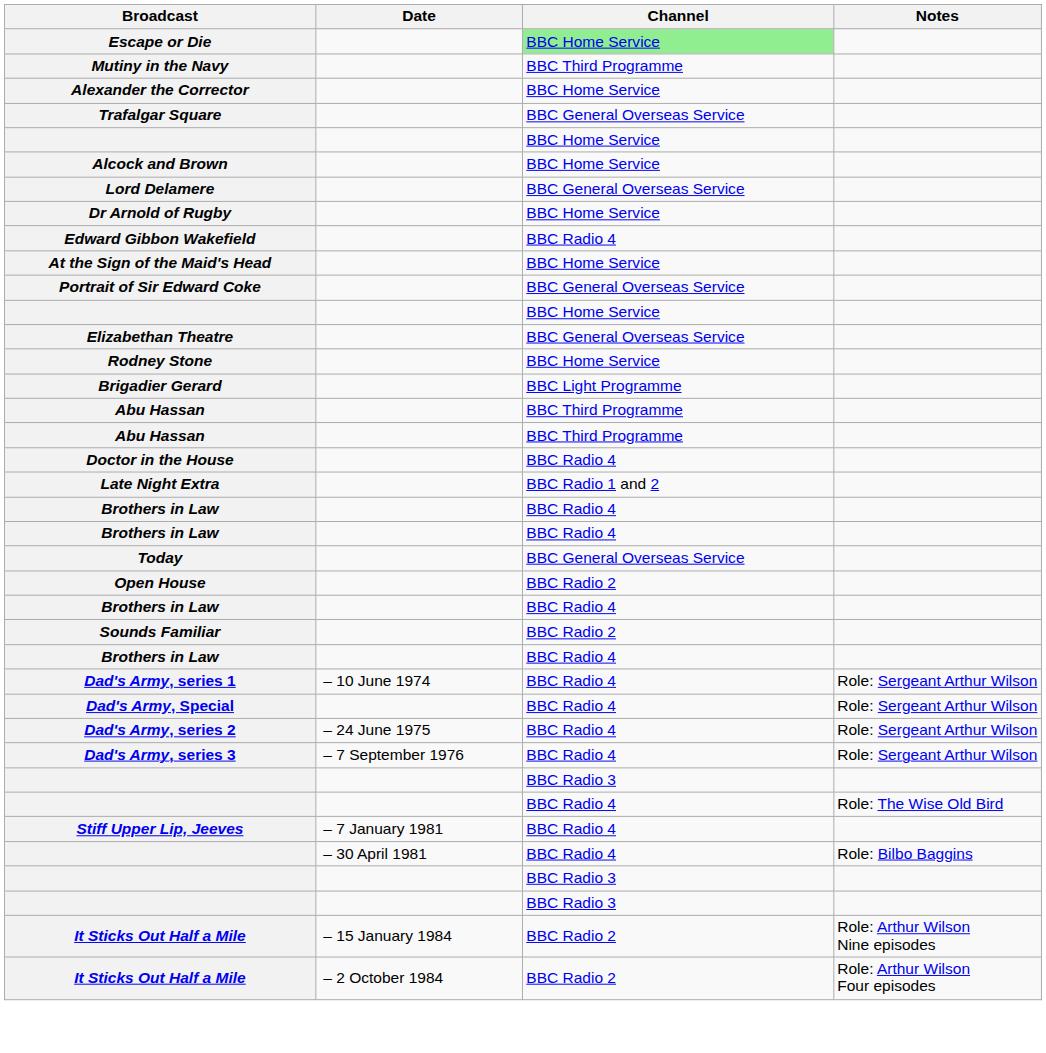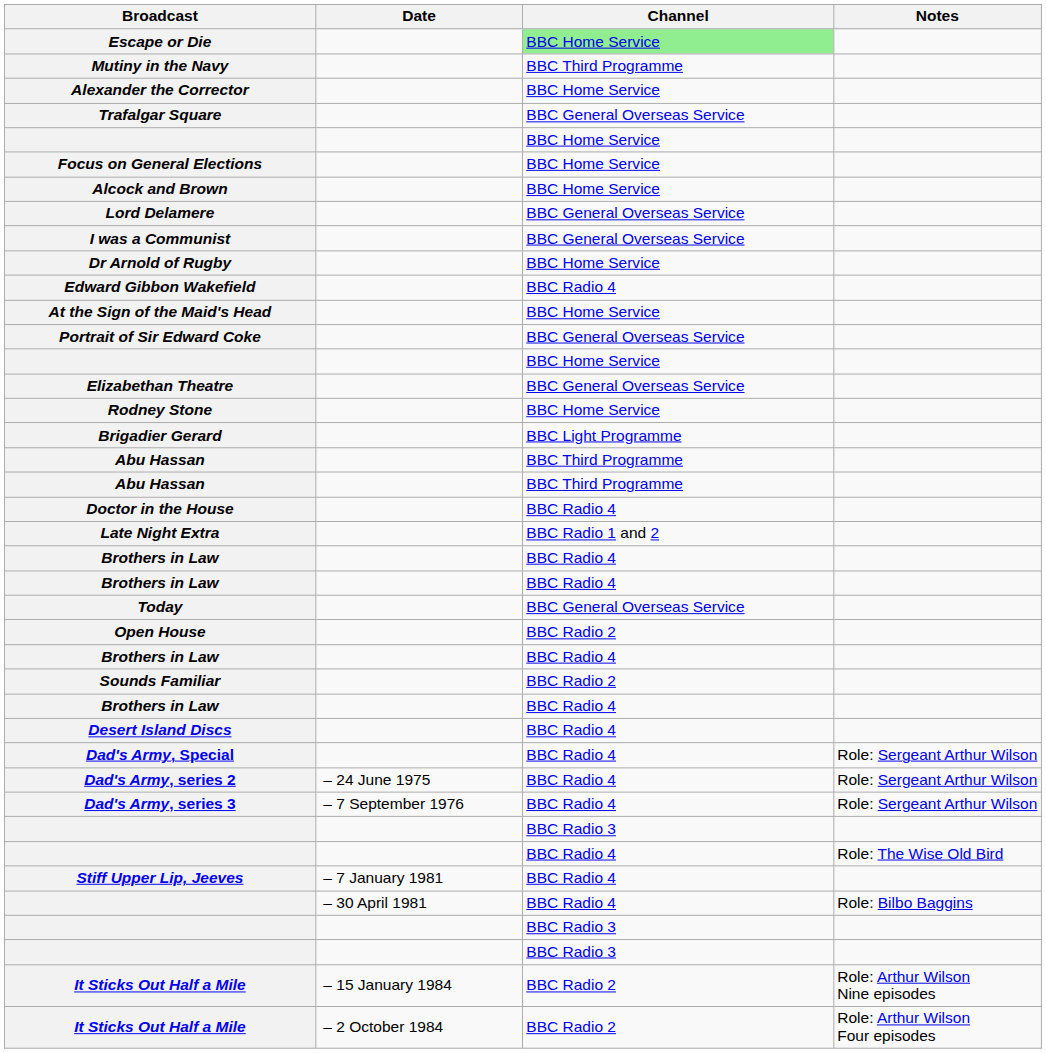+ row: (160, 164)
+ row: (160, 238)
+ row: (160, 730)
- row: (160, 681)
